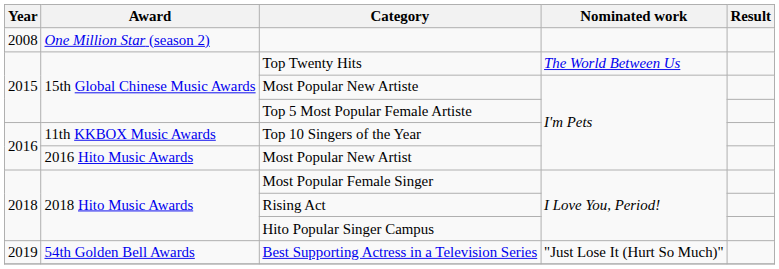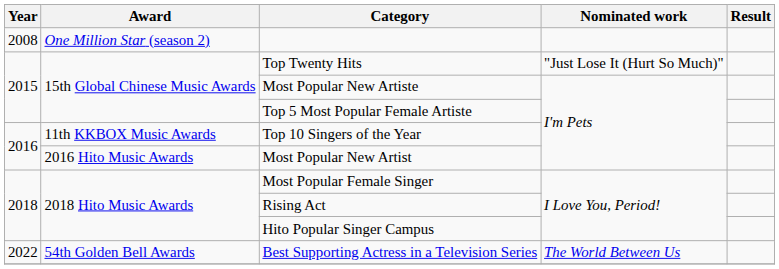(612, 63) The World Between Us -> (634, 63) "Just Lose It (Hurt So Much)"
(23, 252) 2019 -> (23, 252) 2022
(634, 252) "Just Lose It (Hurt So Much)" -> (612, 252) The World Between Us
